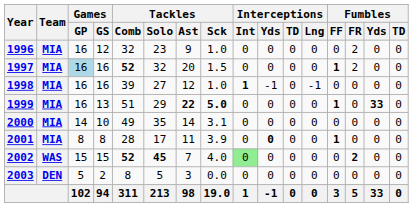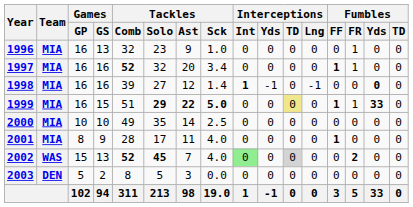(103, 49) 12 -> (103, 49) 13
(355, 49) 2 -> (355, 49) 1
(81, 67) lightblue background -> (81, 67) no background
(217, 67) 1.5 -> (217, 67) 3.4
(355, 67) 2 -> (355, 67) 1
(217, 85) 1.0 -> (217, 85) 1.4
(377, 85) normal -> (377, 85) bold
(103, 103) 13 -> (103, 103) 15
(160, 103) normal -> (160, 103) bold
(293, 103) no background -> (293, 103) khaki background
(355, 103) 0 -> (355, 103) 1
(81, 121) 14 -> (81, 121) 10
(217, 121) 3.1 -> (217, 121) 2.5
(103, 139) 8 -> (103, 139) 9
(217, 139) 3.9 -> (217, 139) 4.0
(271, 139) bold -> (271, 139) normal
(103, 158) 15 -> (103, 158) 13
(293, 158) no background -> (293, 158) lightgrey background
